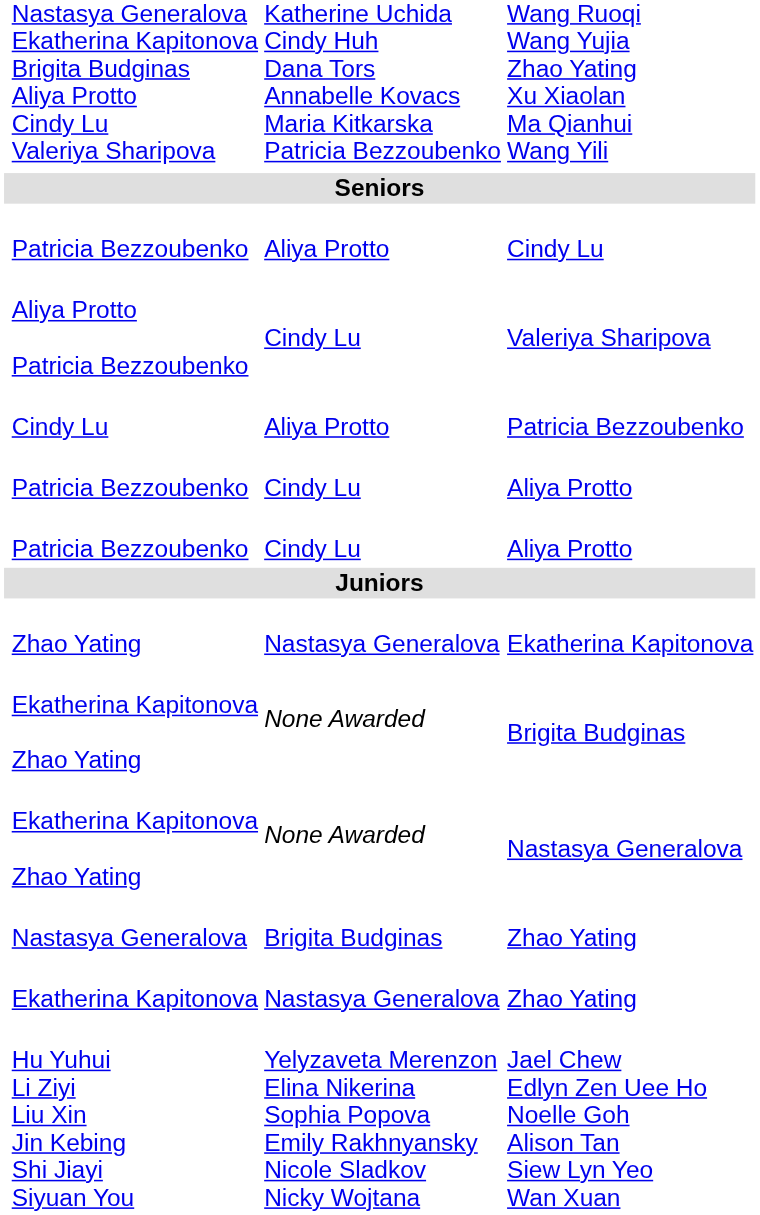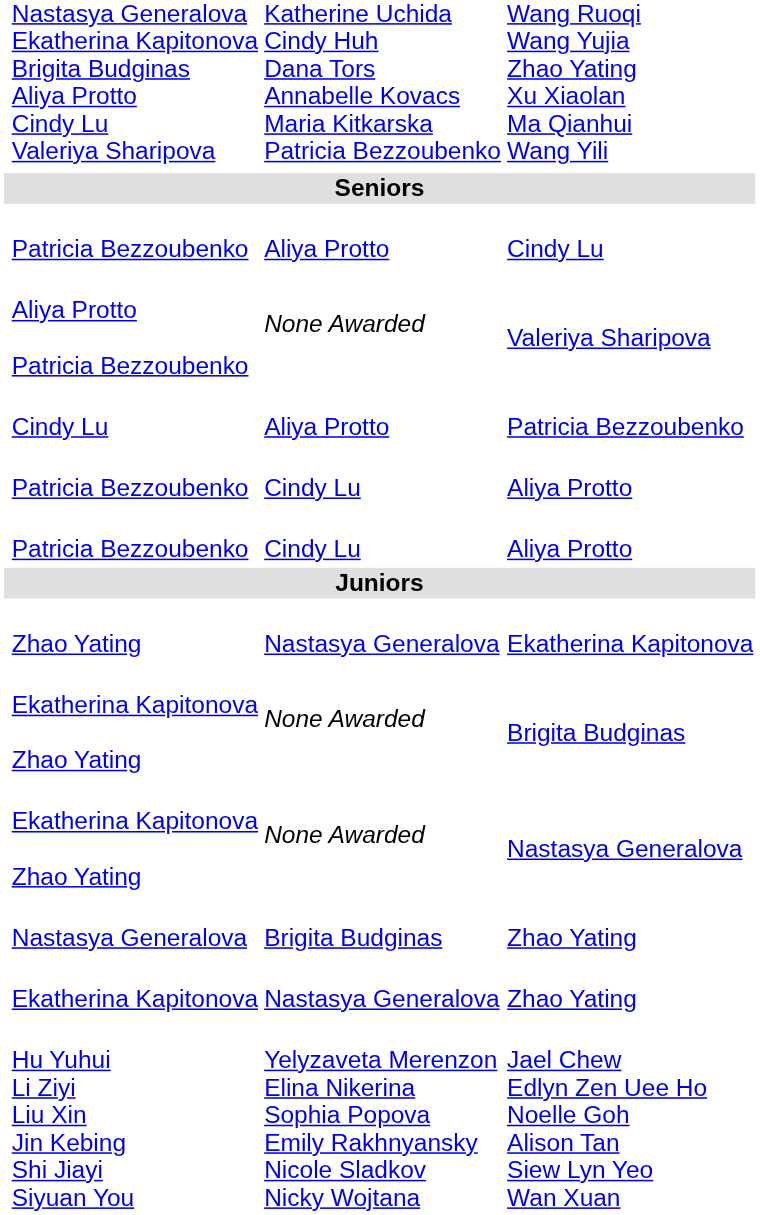(312, 338) Cindy Lu -> (344, 324) None Awarded
